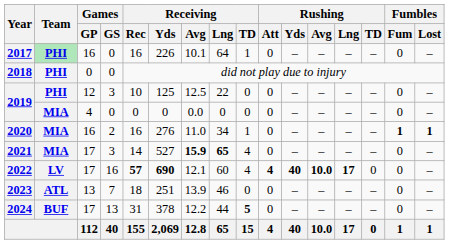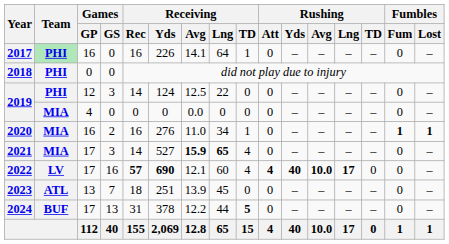(195, 53) 10.1 -> (195, 53) 14.1
(136, 92) 10 -> (136, 92) 14
(165, 92) 125 -> (165, 92) 124
(223, 190) 46 -> (223, 190) 45
